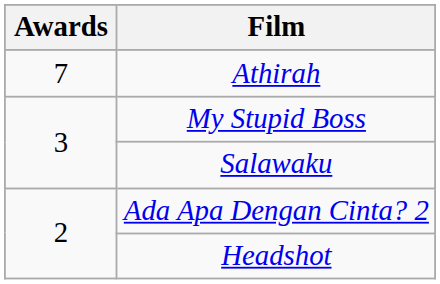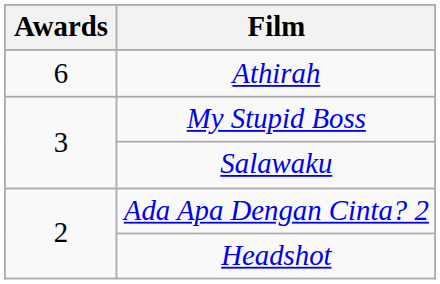(61, 73) 7 -> (61, 73) 6
